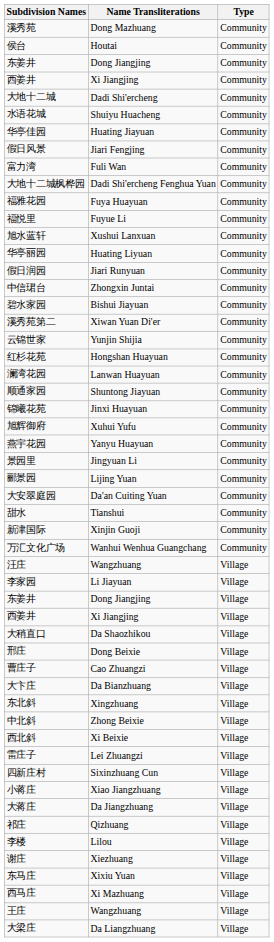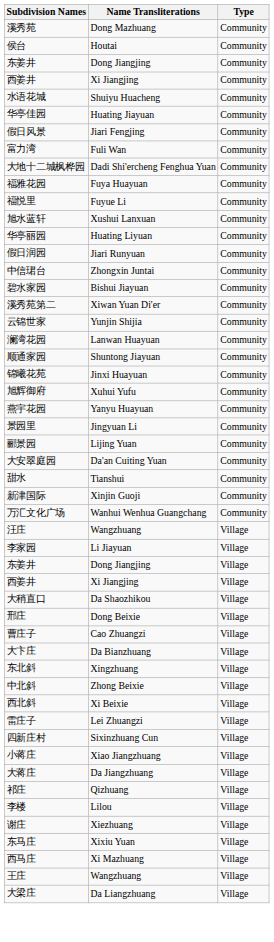- row: (31, 97)
- row: (26, 357)
